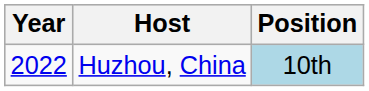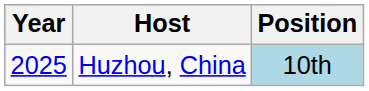(39, 64) 2022 -> (39, 64) 2025
